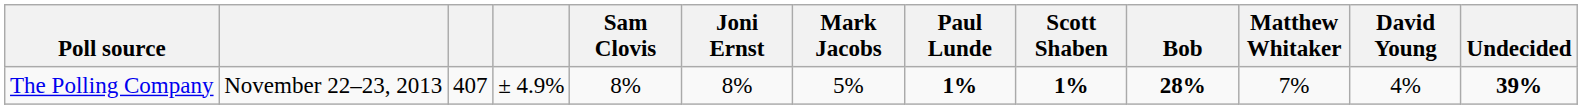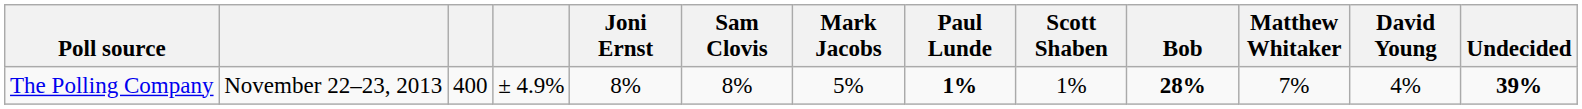columns swapped: (626, 35) <-> (737, 35)
(470, 85) 407 -> (470, 85) 400
(1071, 85) bold -> (1071, 85) normal
